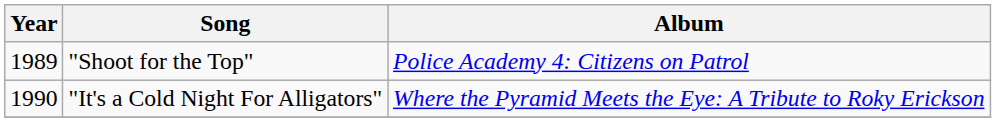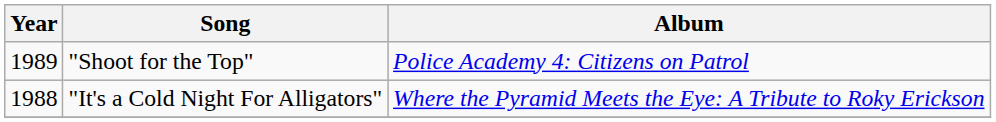(34, 98) 1990 -> (34, 98) 1988
